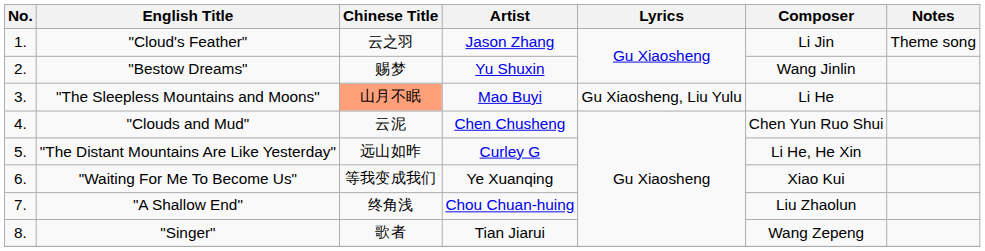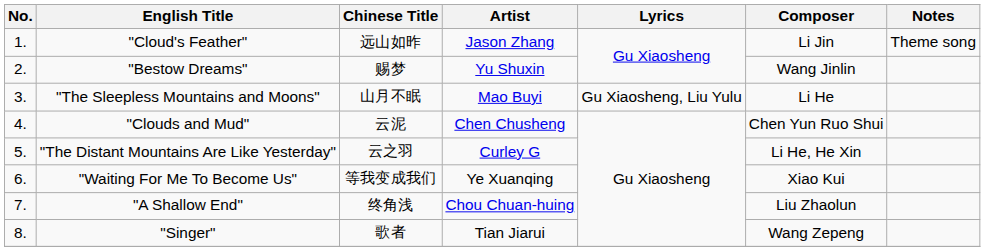(391, 42) 云之羽 -> (391, 42) 远山如昨
(391, 96) lightsalmon background -> (391, 96) no background
(391, 150) 远山如昨 -> (391, 150) 云之羽
